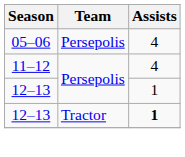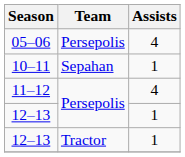+ row: (31, 66)
(154, 115) bold -> (154, 139) normal
